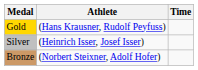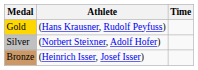(91, 42) (Heinrich Isser, Josef Isser) -> (100, 42) (Norbert Steixner, Adolf Hofer)
(100, 57) (Norbert Steixner, Adolf Hofer) -> (91, 57) (Heinrich Isser, Josef Isser)
